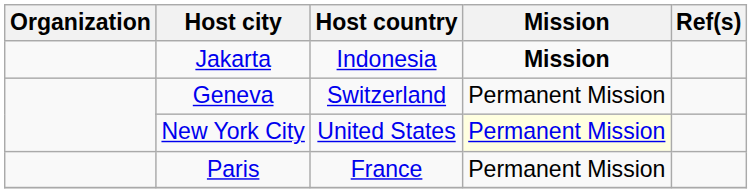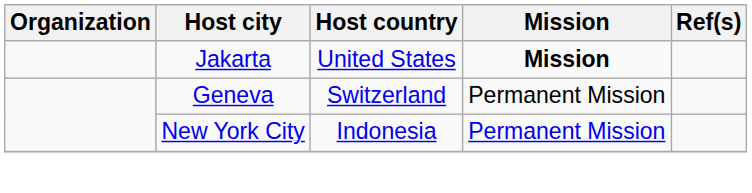(387, 59) Indonesia -> (387, 59) United States
(387, 132) United States -> (387, 132) Indonesia
(567, 132) lightyellow background -> (567, 132) no background
- row: (233, 168)
